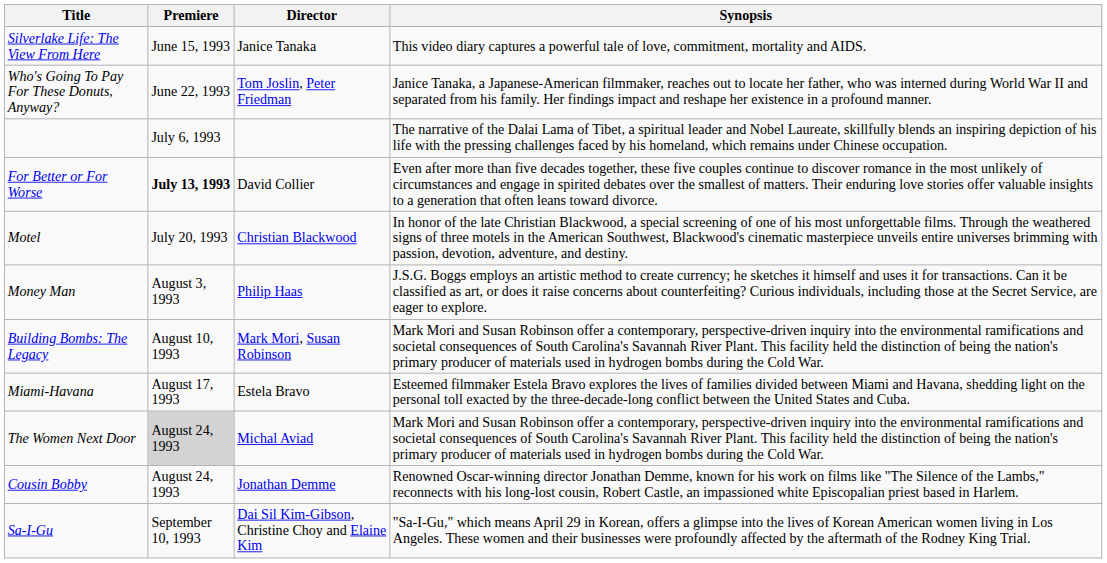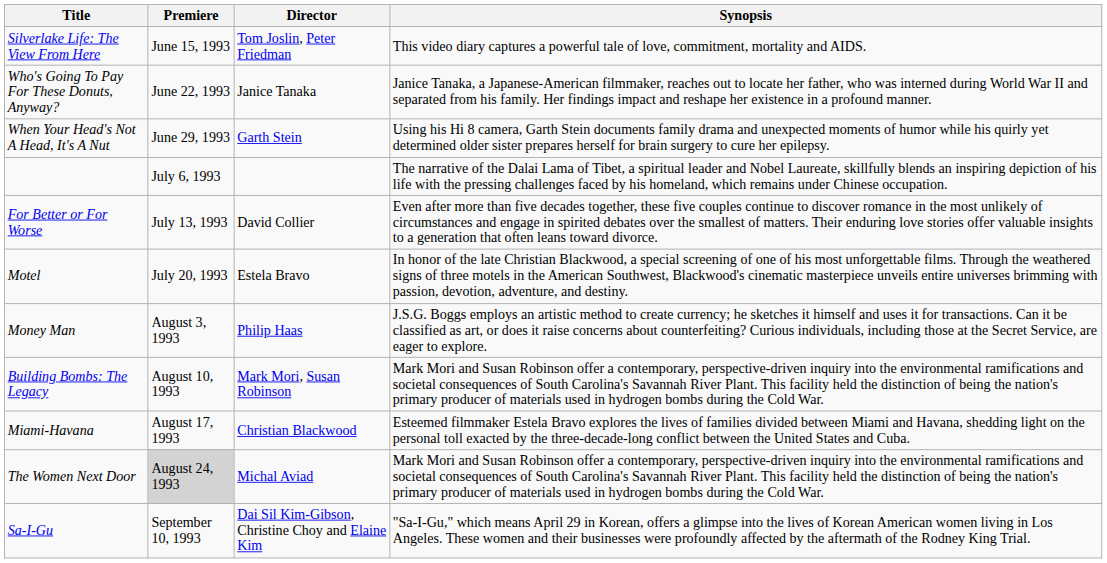(277, 45) Janice Tanaka -> (286, 45) Tom Joslin, Peter Friedman
(286, 92) Tom Joslin, Peter Friedman -> (277, 92) Janice Tanaka
+ row: (72, 138)
(191, 184) bold -> (190, 222) normal
(297, 238) Christian Blackwood -> (273, 276) Estela Bravo
(273, 392) Estela Bravo -> (297, 430) Christian Blackwood
- row: (47, 484)
